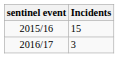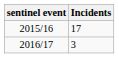(76, 28) 15 -> (76, 28) 17
